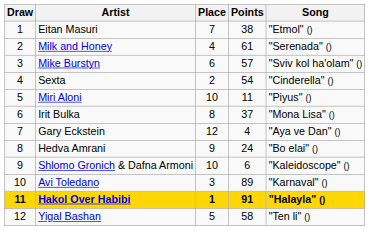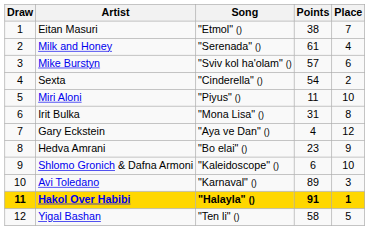columns swapped: (315, 13) <-> (212, 13)
(247, 115) 37 -> (313, 115) 31
(247, 149) 24 -> (313, 149) 23
